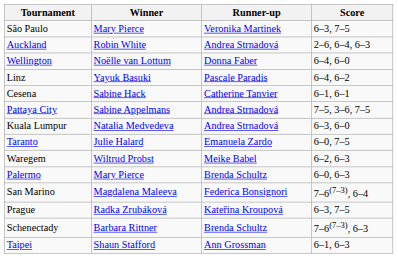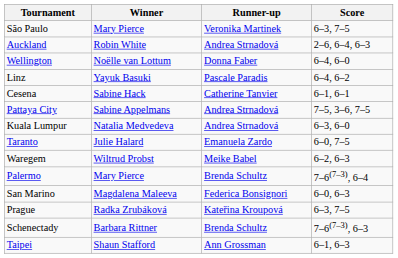(332, 175) 6–0, 6–3 -> (341, 176) 7–6(7–3), 6–4
(341, 192) 7–6(7–3), 6–4 -> (332, 194) 6–0, 6–3
